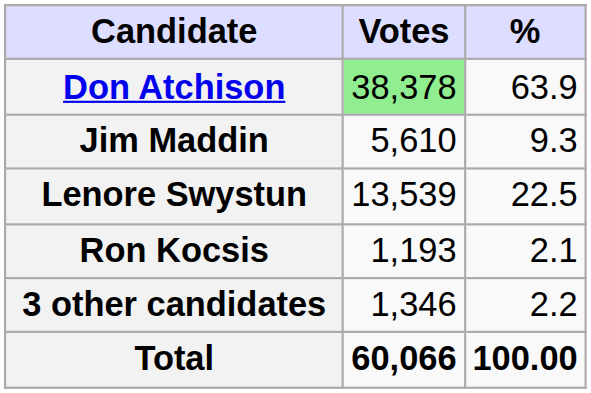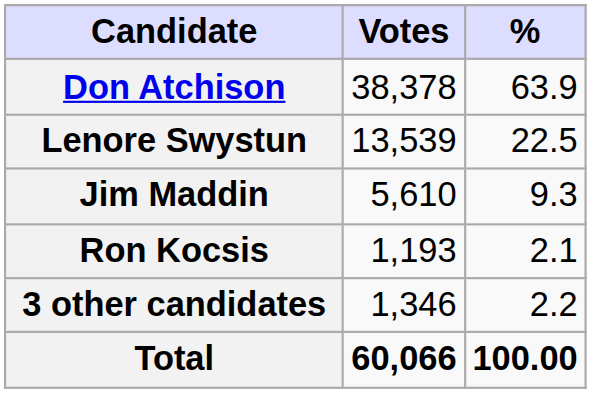(404, 86) lightgreen background -> (404, 86) no background
rows swapped: (174, 195) <-> (174, 140)
